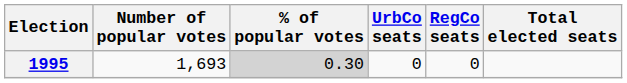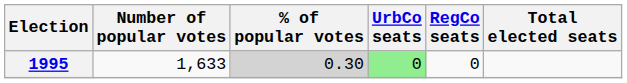(201, 65) 1,693 -> (201, 65) 1,633
(417, 65) no background -> (417, 65) lightgreen background
